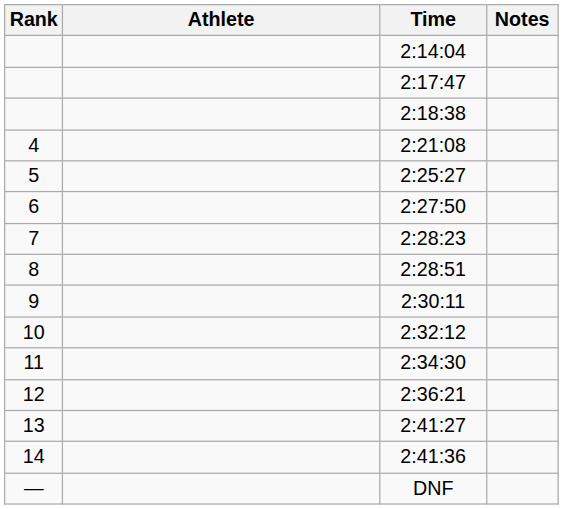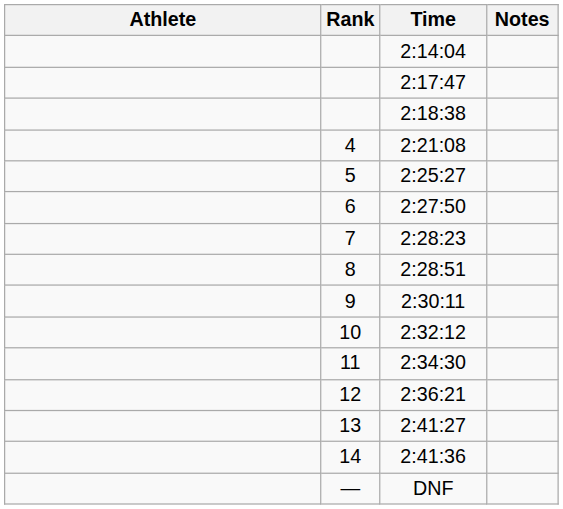columns swapped: (34, 20) <-> (221, 20)
